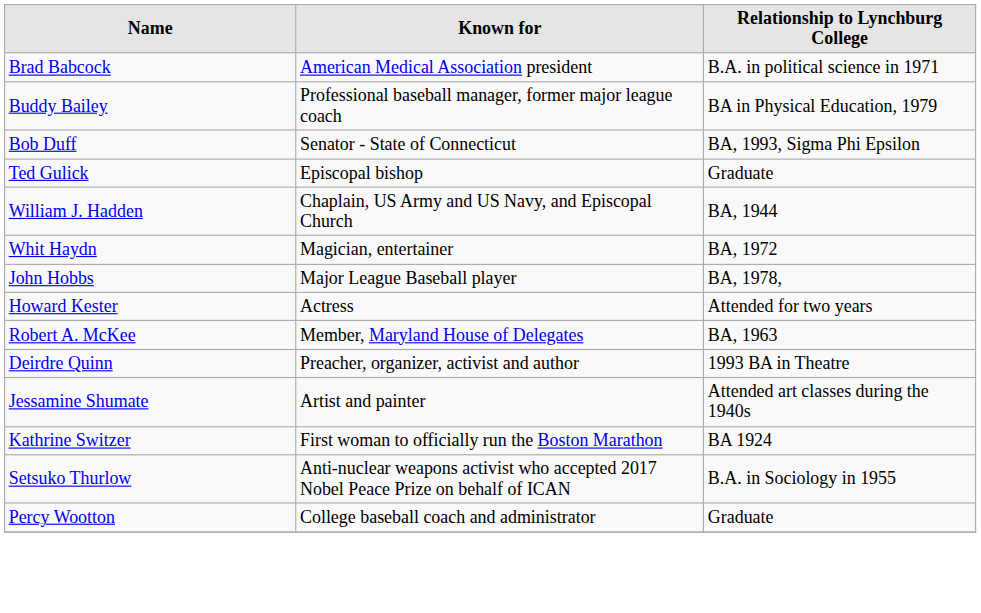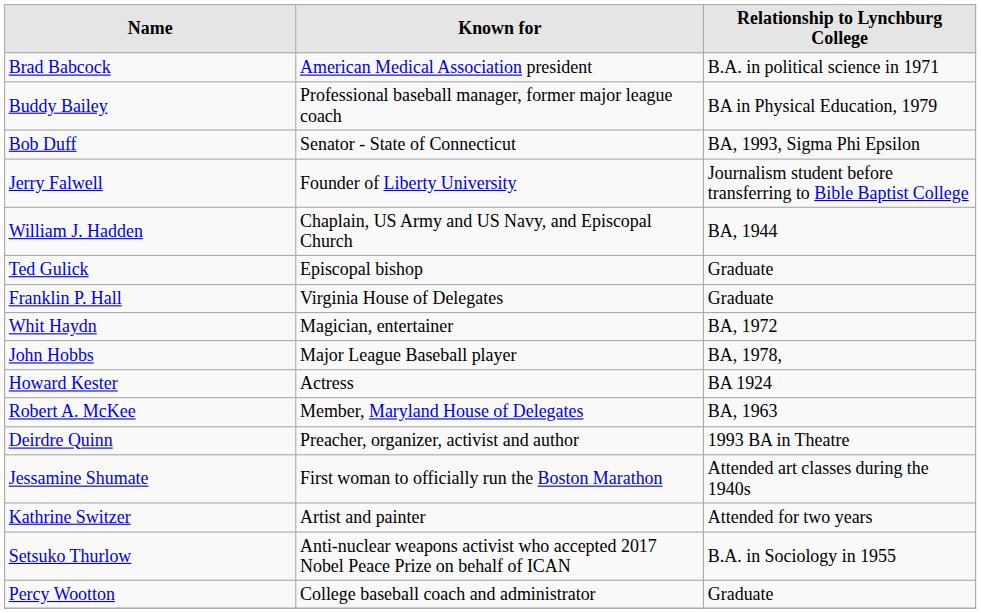+ row: (56, 182)
rows swapped: (49, 172) <-> (76, 211)
+ row: (65, 298)
(790, 306) Attended for two years -> (740, 383) BA 1924
(363, 401) Artist and painter -> (481, 478) First woman to officially run the Boston Marathon
(481, 440) First woman to officially run the Boston Marathon -> (363, 517) Artist and painter
(740, 440) BA 1924 -> (790, 517) Attended for two years
